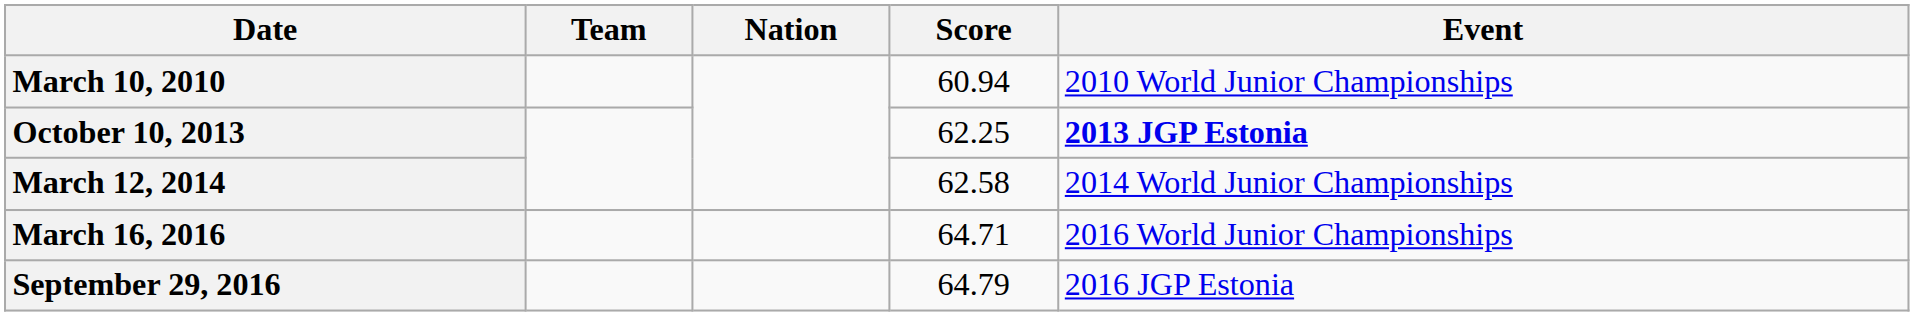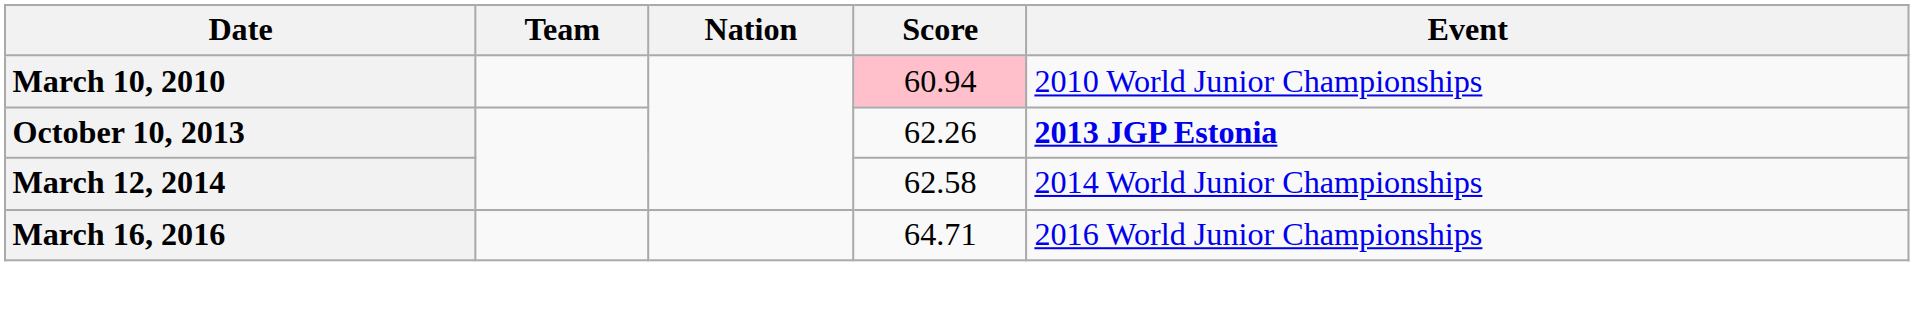(974, 81) no background -> (940, 81) pink background
(974, 132) 62.25 -> (940, 132) 62.26
- row: (147, 285)
